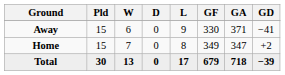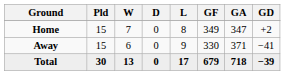rows swapped: (46, 45) <-> (46, 29)
